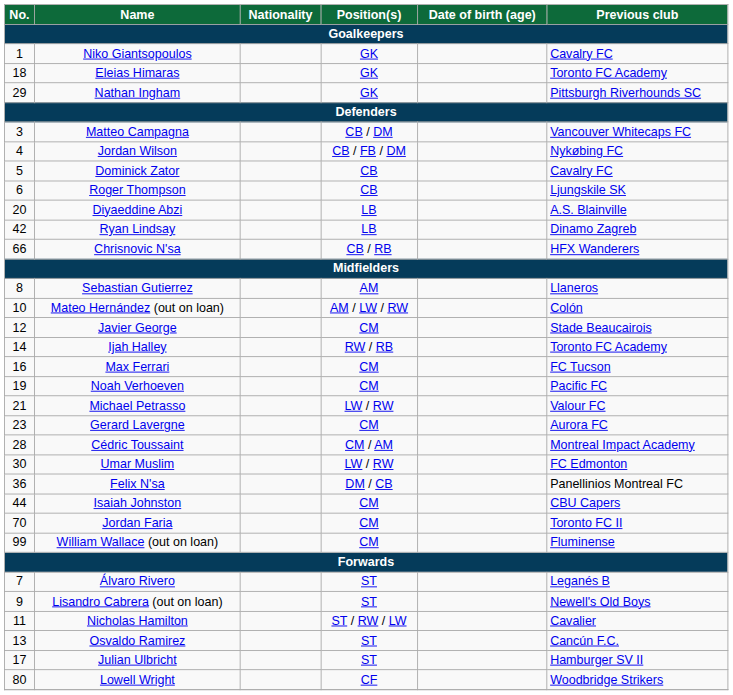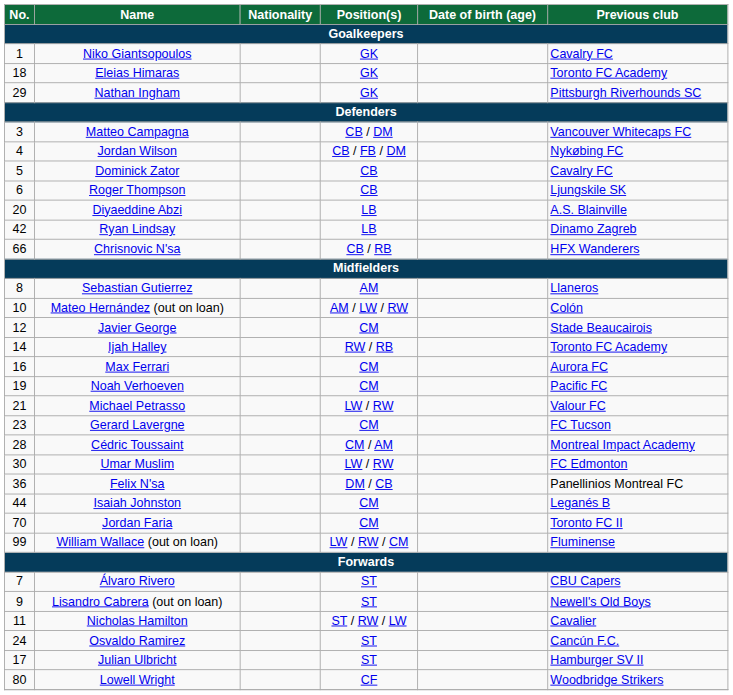(580, 366) FC Tucson -> (579, 366) Aurora FC
(579, 425) Aurora FC -> (581, 425) FC Tucson
(585, 503) CBU Capers -> (580, 503) Leganés B
(369, 542) CM -> (369, 542) LW / RW / CM
(580, 581) Leganés B -> (585, 581) CBU Capers
(19, 640) 13 -> (19, 640) 24
